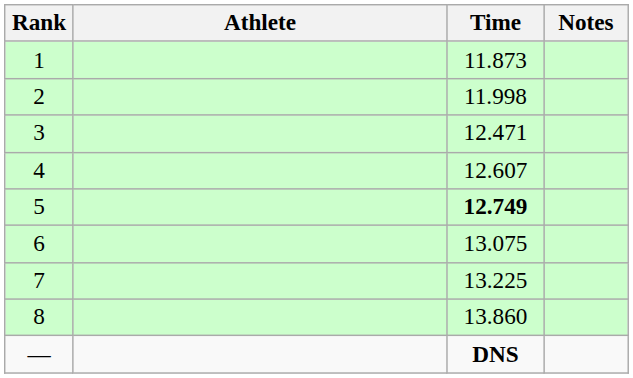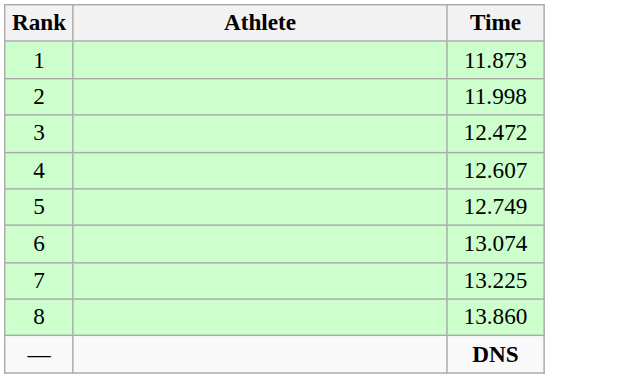- column: (586, 22)
(495, 133) 12.471 -> (495, 133) 12.472
(495, 206) bold -> (495, 206) normal
(495, 243) 13.075 -> (495, 243) 13.074
